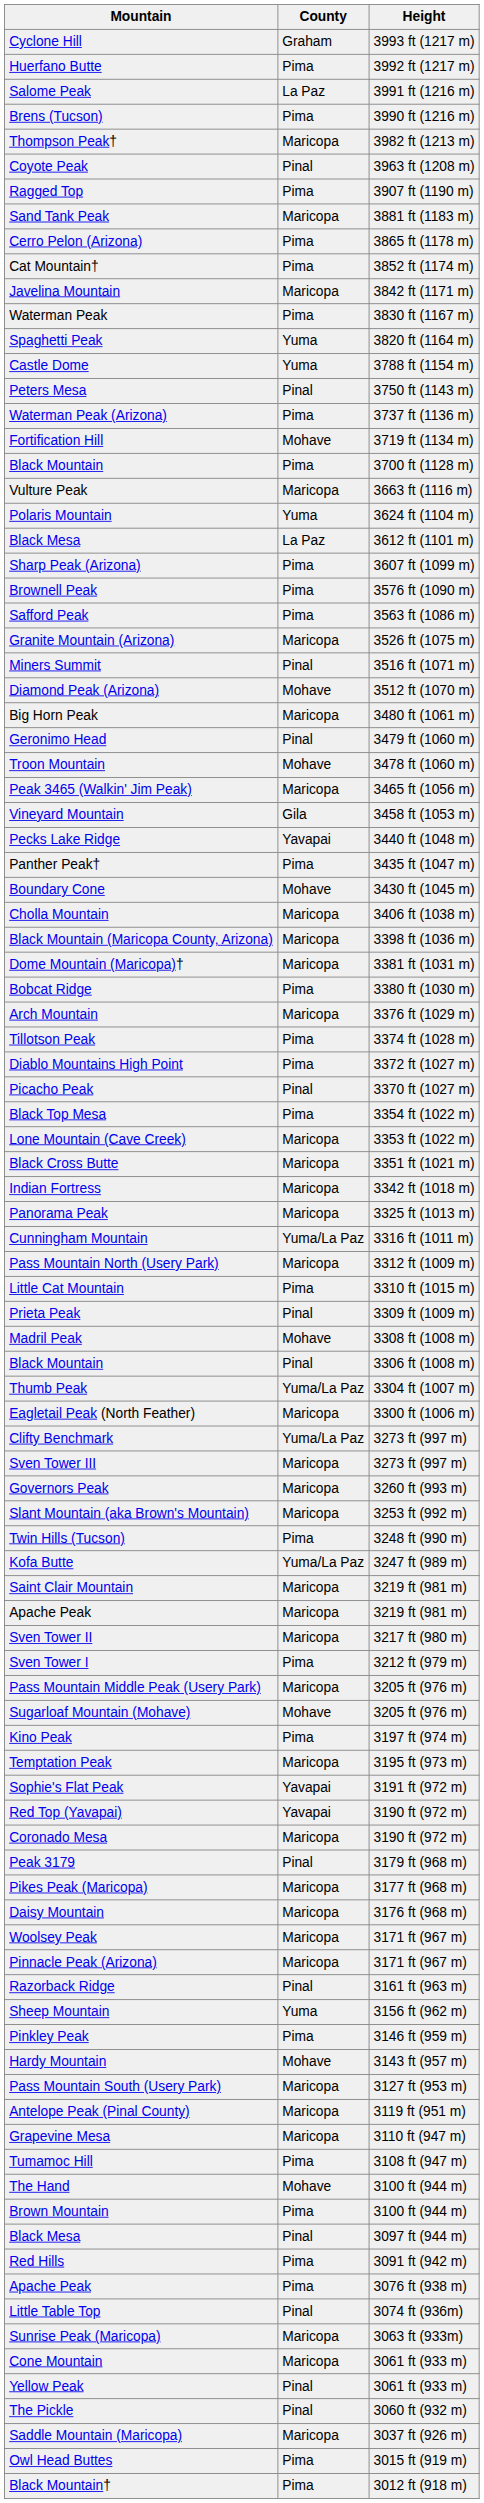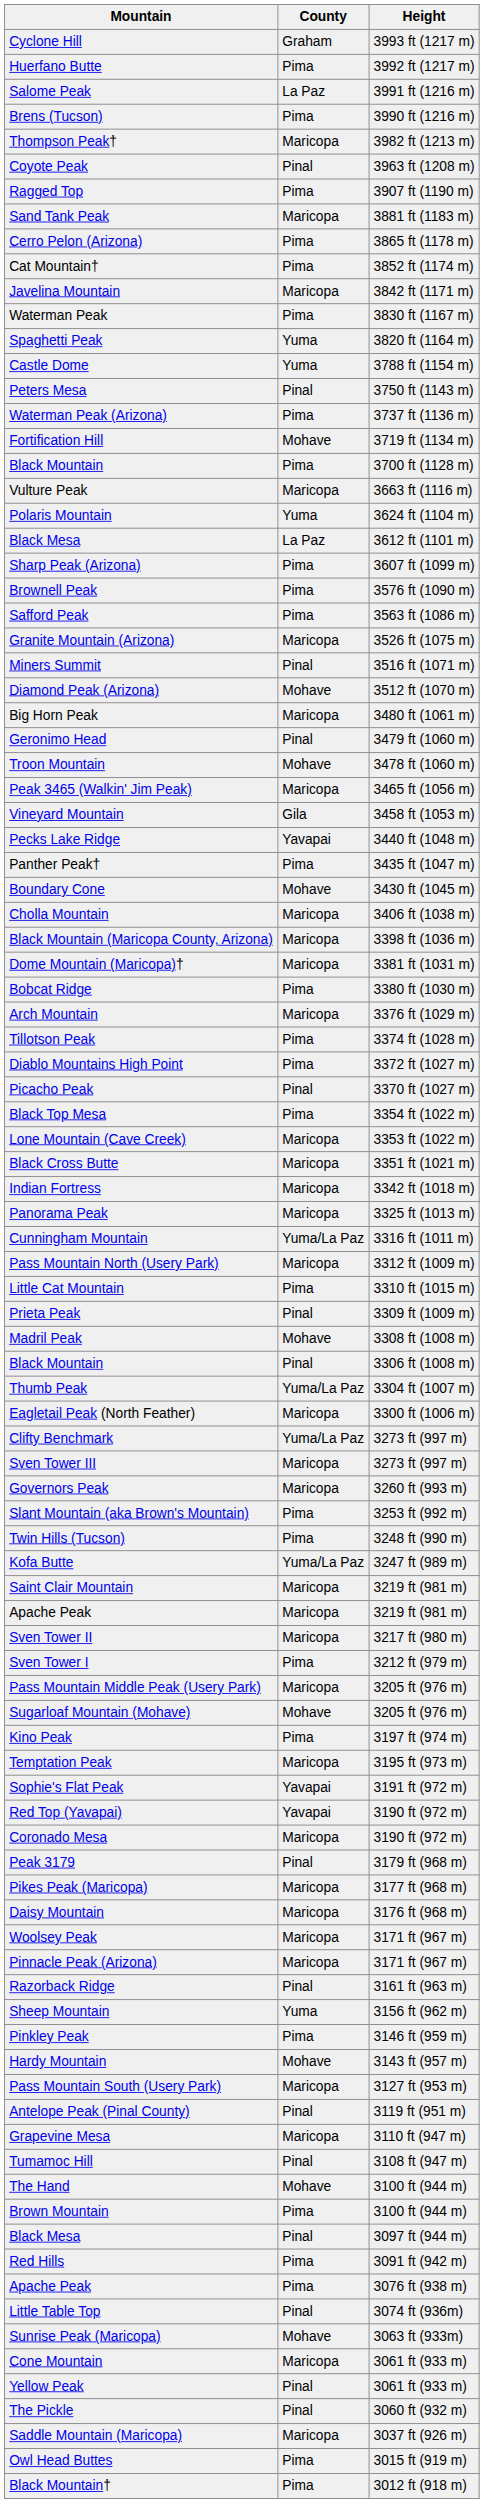(311, 1513) Maricopa -> (298, 1513) Pima
(311, 2111) Maricopa -> (298, 2111) Pinal
(298, 2161) Pima -> (298, 2161) Pinal
(311, 2336) Maricopa -> (307, 2336) Mohave
